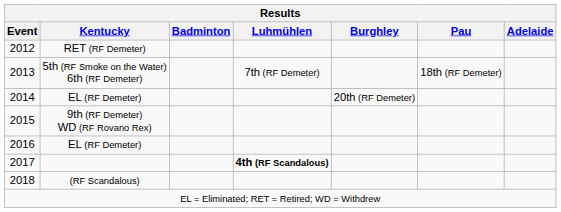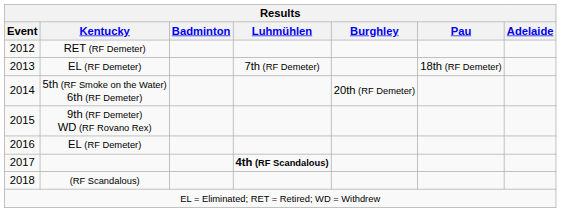(105, 72) 5th (RF Smoke on the Water) 6th (RF Demeter) -> (105, 66) EL (RF Demeter)
(105, 97) EL (RF Demeter) -> (105, 90) 5th (RF Smoke on the Water) 6th (RF Demeter)
